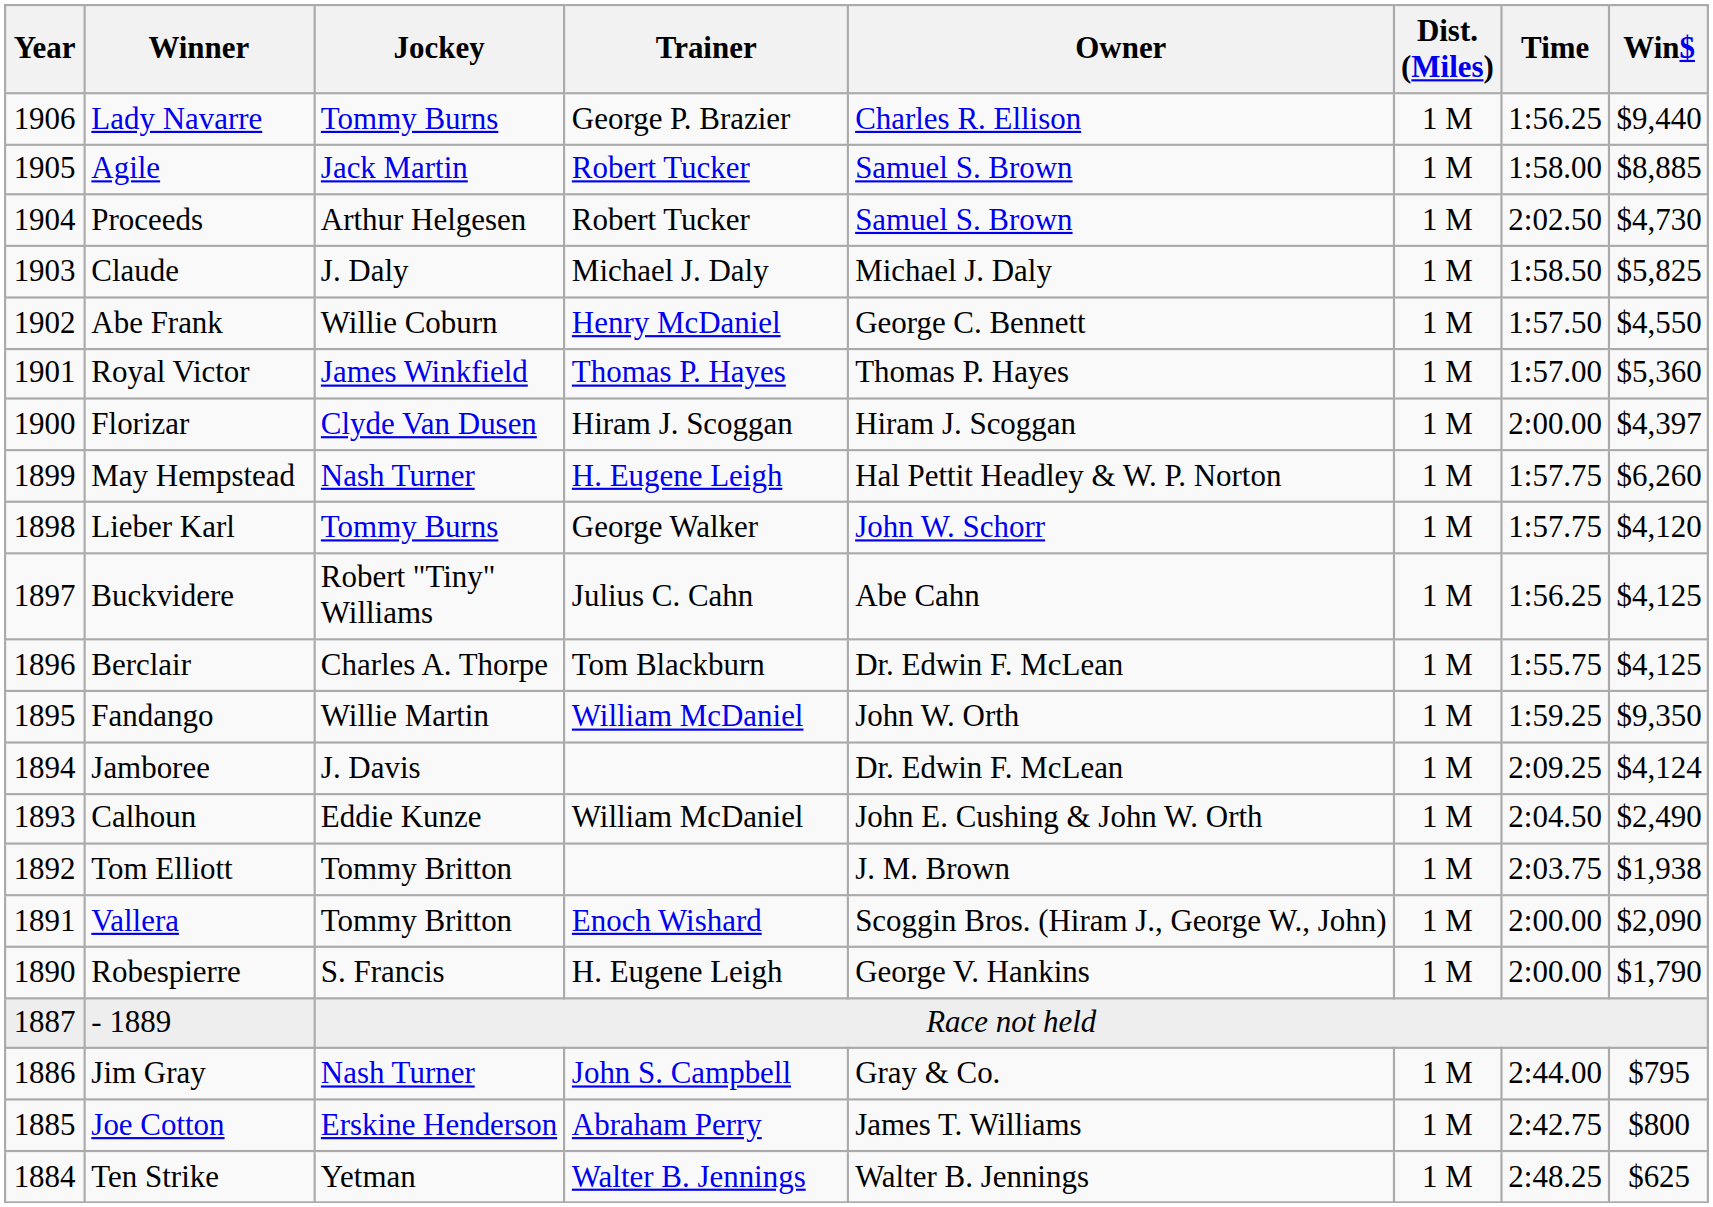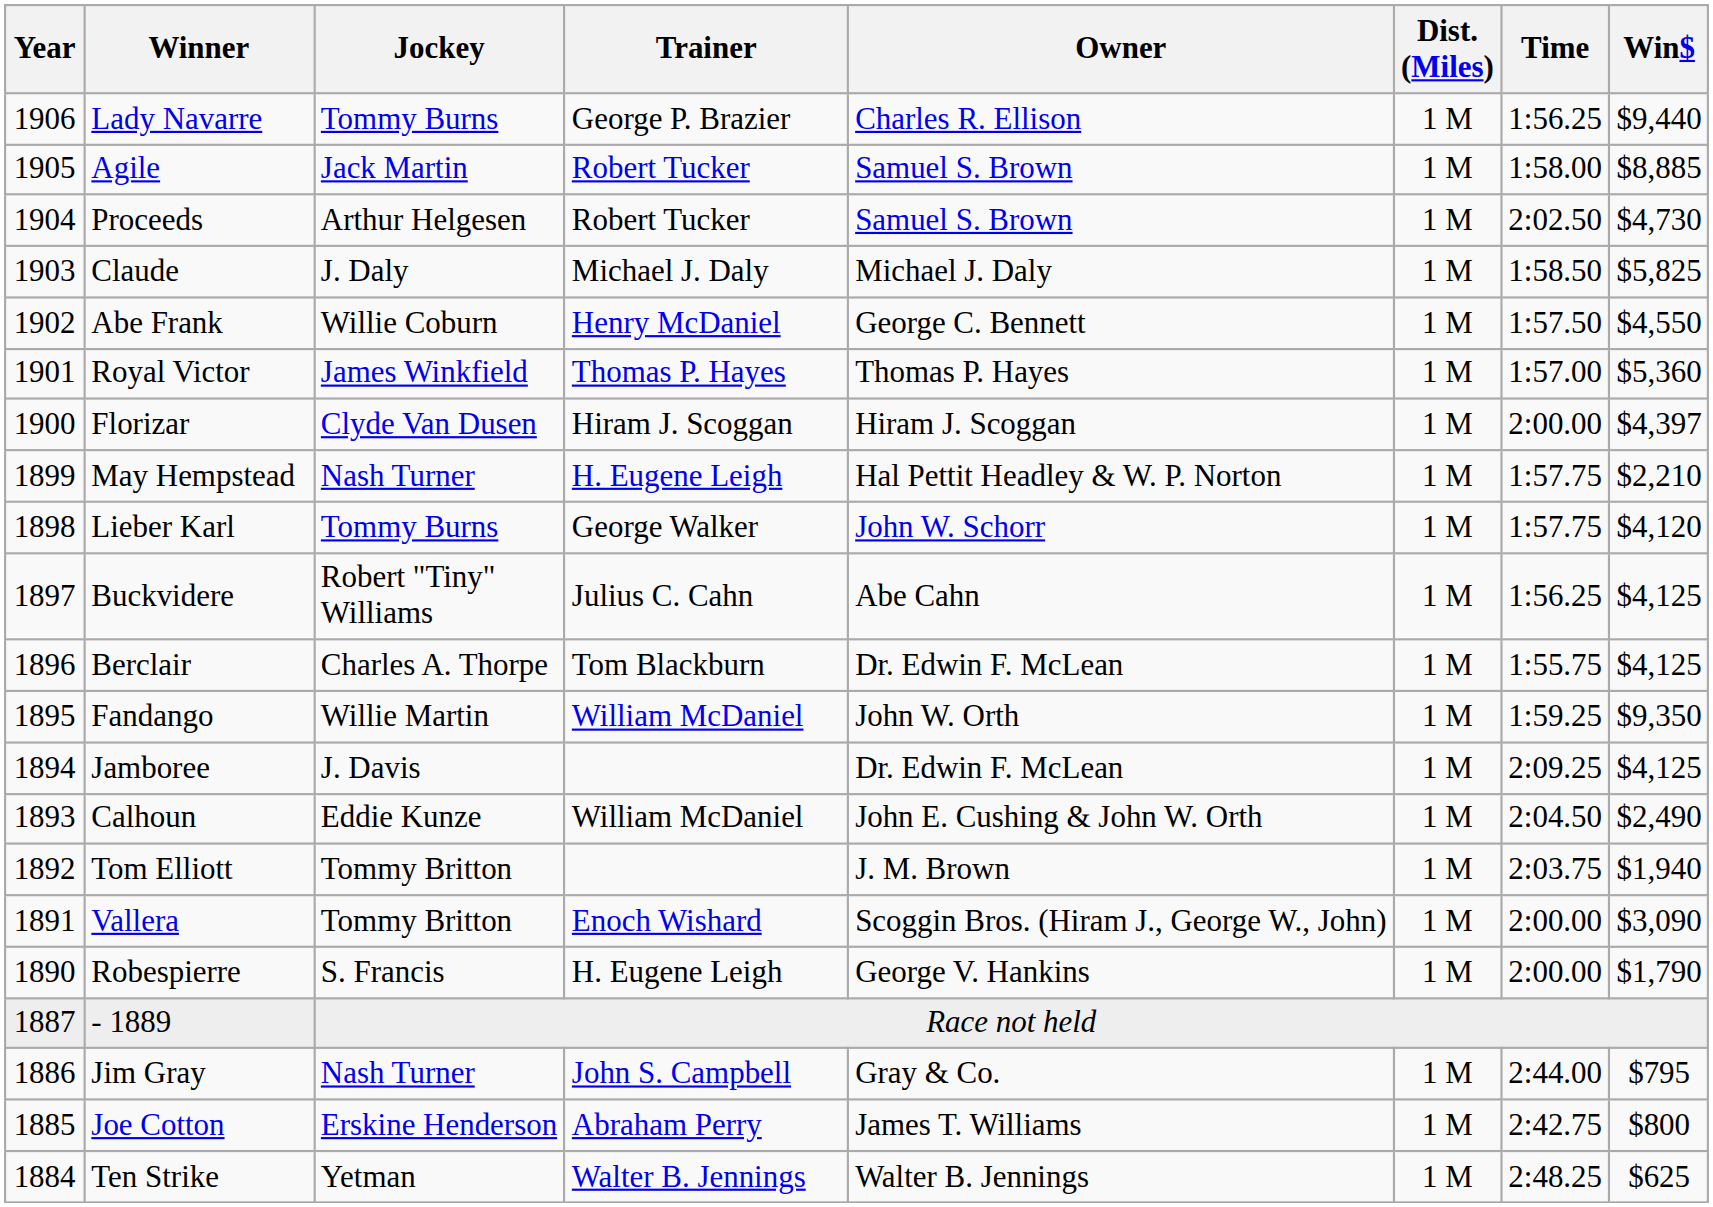(1659, 475) $6,260 -> (1659, 475) $2,210
(1659, 767) $4,124 -> (1659, 767) $4,125
(1659, 869) $1,938 -> (1659, 869) $1,940
(1659, 920) $2,090 -> (1659, 920) $3,090
